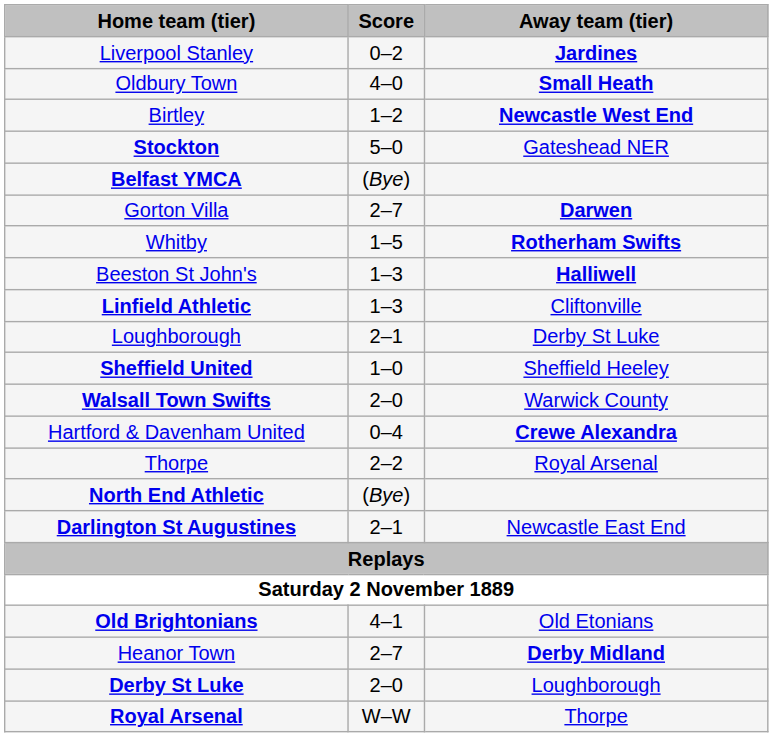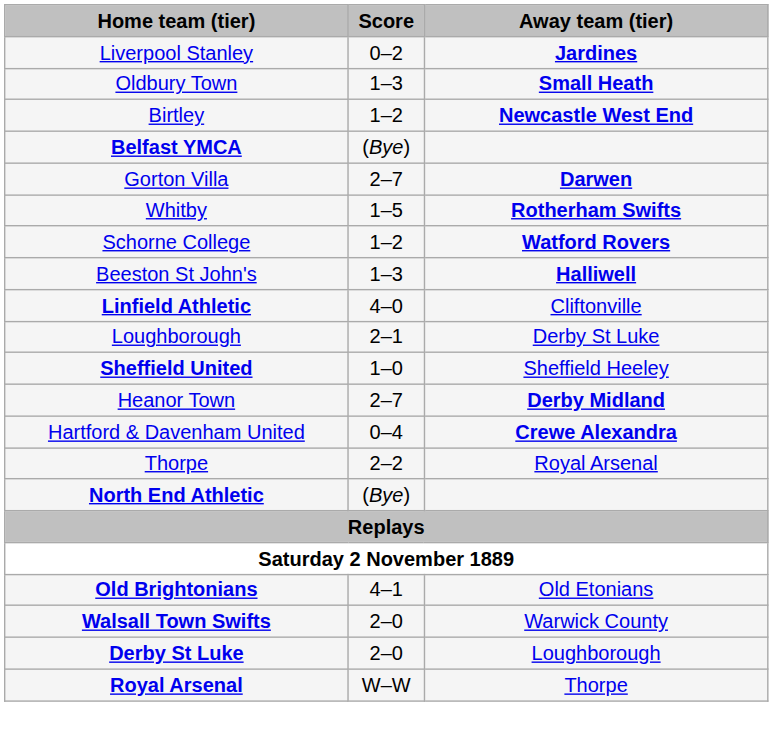(386, 84) 4–0 -> (386, 84) 1–3
- row: (176, 147)
+ row: (176, 242)
(386, 305) 1–3 -> (386, 305) 4–0
rows swapped: (176, 653) <-> (176, 400)
- row: (176, 527)
